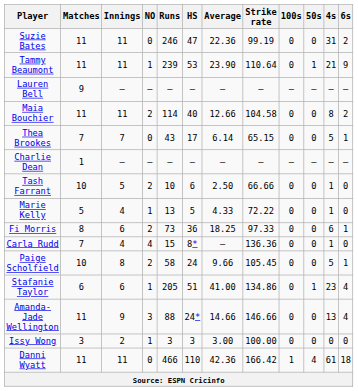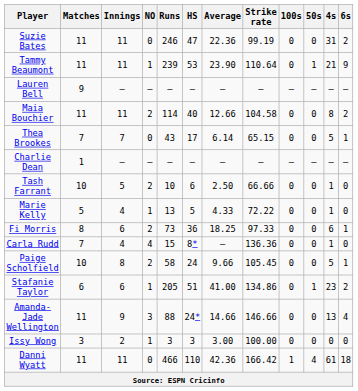(346, 287) 4 -> (346, 287) 2
